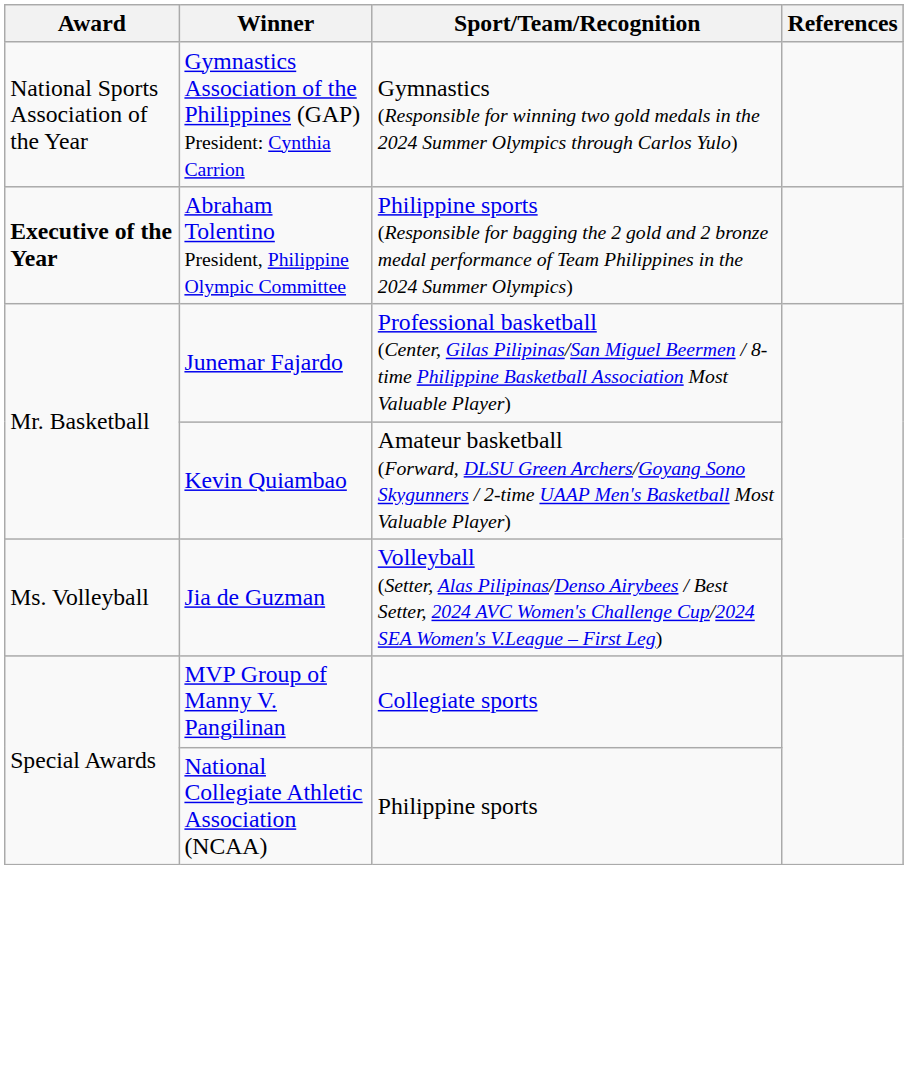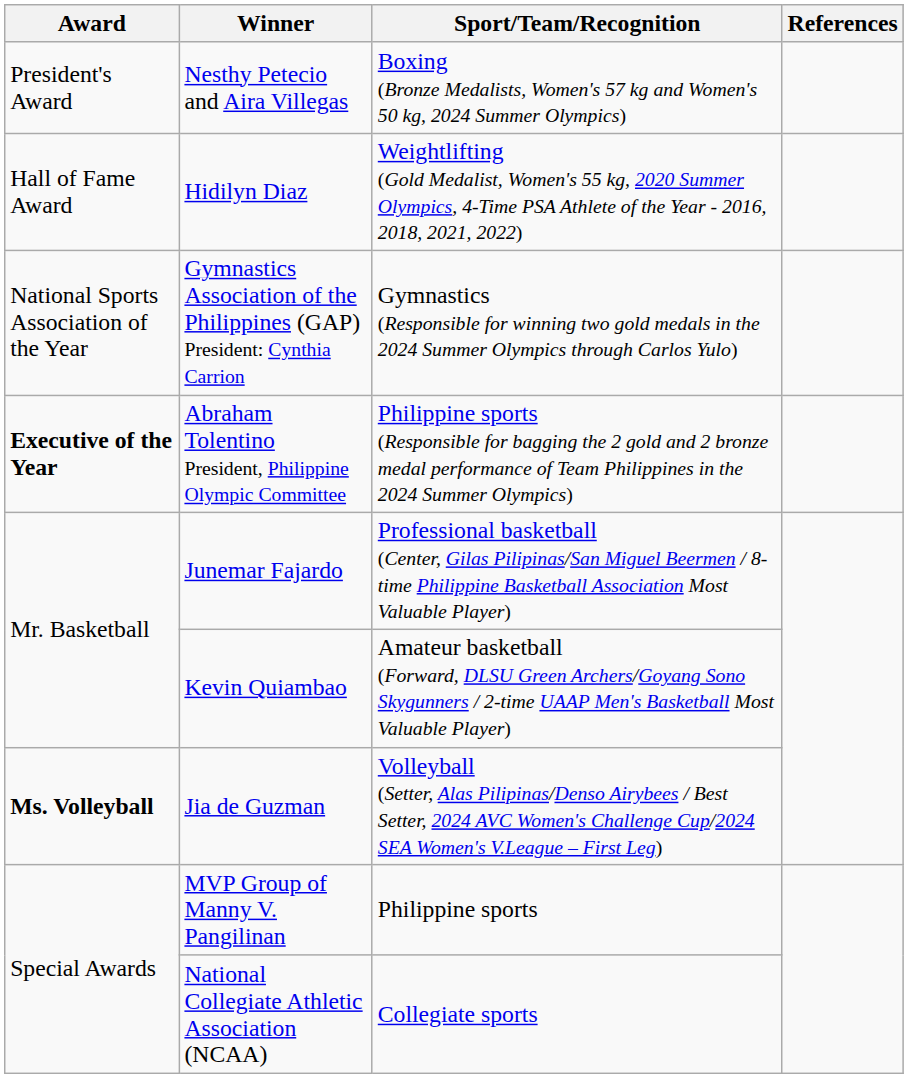+ row: (266, 87)
+ row: (246, 191)
(79, 597) normal -> (82, 805) bold
(458, 701) Collegiate sports -> (458, 909) Philippine sports
(458, 805) Philippine sports -> (458, 1013) Collegiate sports
